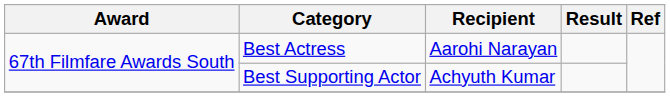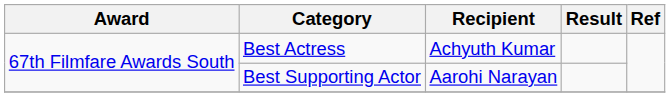(493, 48) Aarohi Narayan -> (492, 48) Achyuth Kumar
(492, 77) Achyuth Kumar -> (493, 77) Aarohi Narayan
